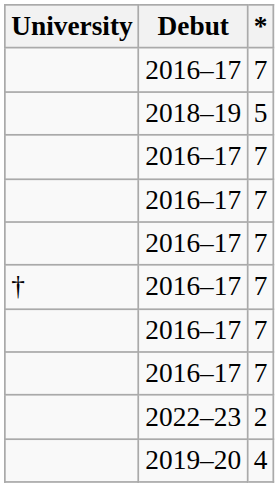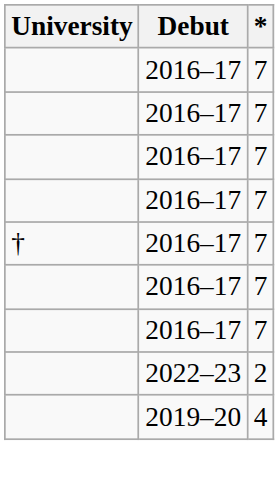- row: (72, 113)
